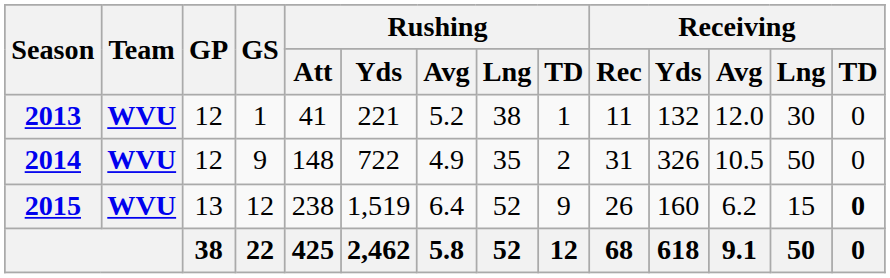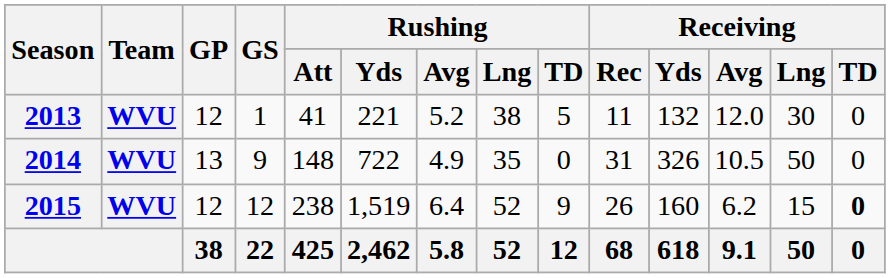(564, 116) 1 -> (564, 116) 5
(209, 160) 12 -> (209, 160) 13
(564, 160) 2 -> (564, 160) 0
(209, 205) 13 -> (209, 205) 12
